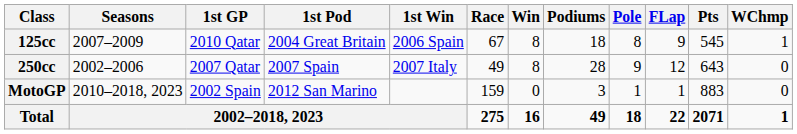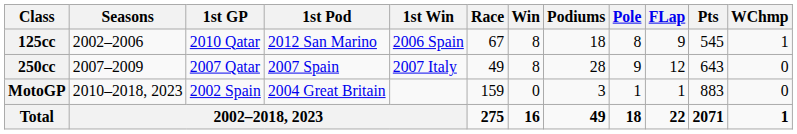(108, 41) 2007–2009 -> (108, 41) 2002–2006
(327, 41) 2004 Great Britain -> (322, 41) 2012 San Marino
(108, 66) 2002–2006 -> (108, 66) 2007–2009
(322, 91) 2012 San Marino -> (327, 91) 2004 Great Britain
